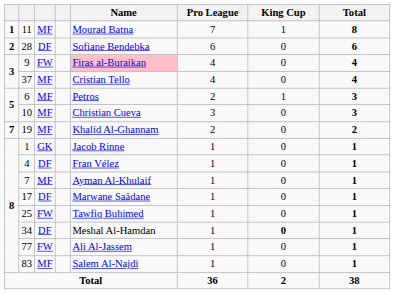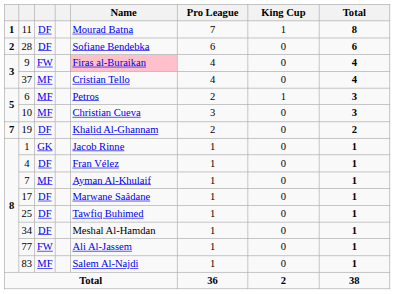(45, 29) MF -> (45, 29) DF
(45, 130) MF -> (45, 130) DF
(45, 213) FW -> (45, 213) DF
(283, 230) bold -> (283, 230) normal
